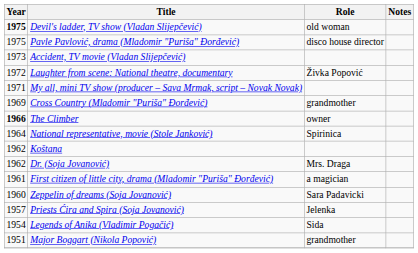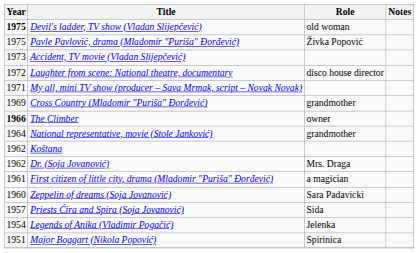(345, 42) disco house director -> (335, 42) Živka Popović
(335, 73) Živka Popović -> (345, 73) disco house director
(324, 133) Spirinica -> (331, 133) grandmother
(321, 210) Jelenka -> (315, 210) Sida
(315, 225) Sida -> (321, 225) Jelenka
(331, 240) grandmother -> (324, 240) Spirinica
